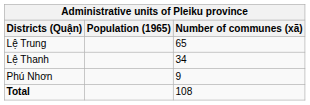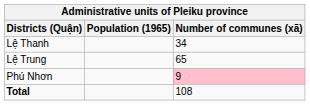rows swapped: (26, 44) <-> (28, 60)
(178, 76) no background -> (178, 76) pink background
